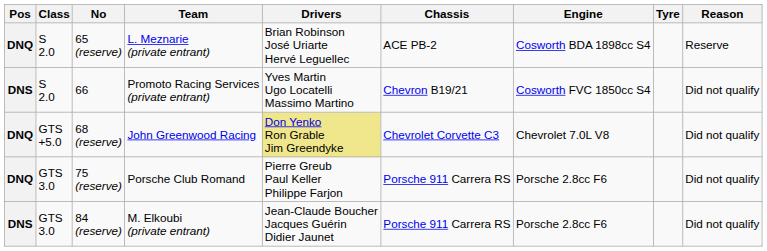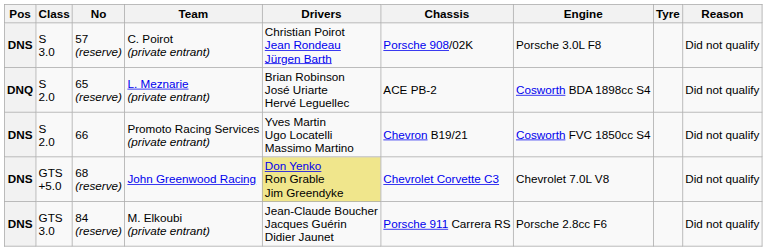+ row: (99, 45)
(707, 45) Reserve -> (722, 90) Did not qualify
(20, 135) DNQ -> (20, 180) DNS
- row: (99, 180)
